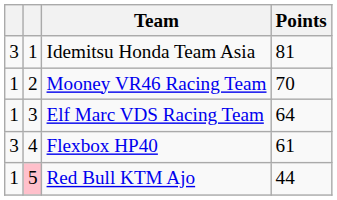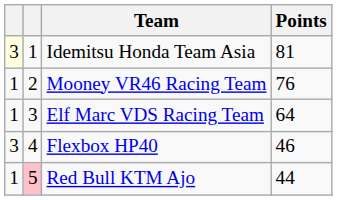(14, 51) no background -> (14, 51) lightyellow background
(285, 83) 70 -> (285, 83) 76
(285, 146) 61 -> (285, 146) 46
